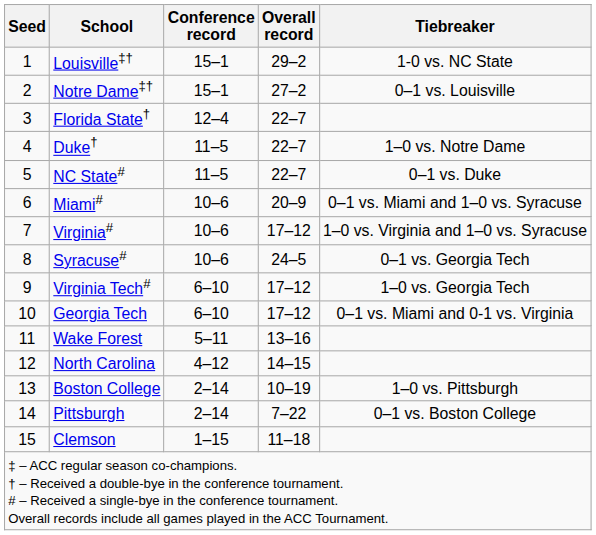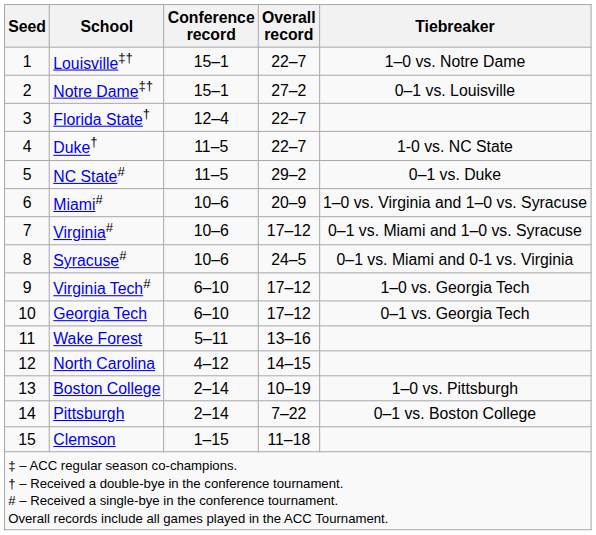(289, 62) 29–2 -> (289, 62) 22–7
(455, 62) 1-0 vs. NC State -> (455, 62) 1–0 vs. Notre Dame
(455, 146) 1–0 vs. Notre Dame -> (455, 146) 1-0 vs. NC State
(289, 174) 22–7 -> (289, 174) 29–2
(455, 203) 0–1 vs. Miami and 1–0 vs. Syracuse -> (455, 203) 1–0 vs. Virginia and 1–0 vs. Syracuse
(455, 231) 1–0 vs. Virginia and 1–0 vs. Syracuse -> (455, 231) 0–1 vs. Miami and 1–0 vs. Syracuse
(455, 259) 0–1 vs. Georgia Tech -> (455, 259) 0–1 vs. Miami and 0-1 vs. Virginia
(455, 314) 0–1 vs. Miami and 0-1 vs. Virginia -> (455, 314) 0–1 vs. Georgia Tech
